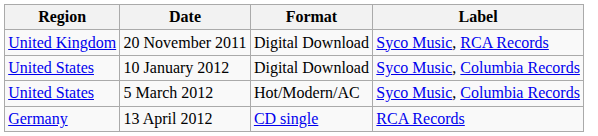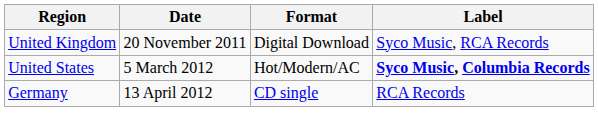- row: (176, 67)
(478, 93) normal -> (483, 67) bold
